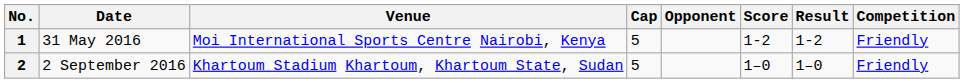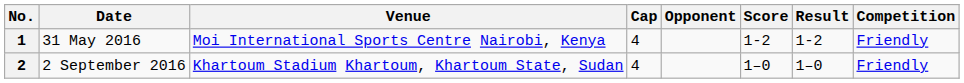(635, 41) 5 -> (635, 41) 4
(635, 65) 5 -> (635, 65) 4
